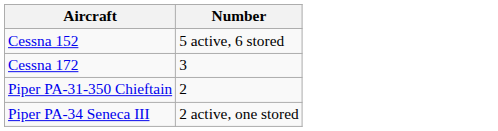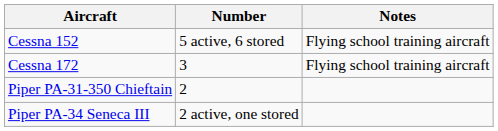+ column: (398, 16)
